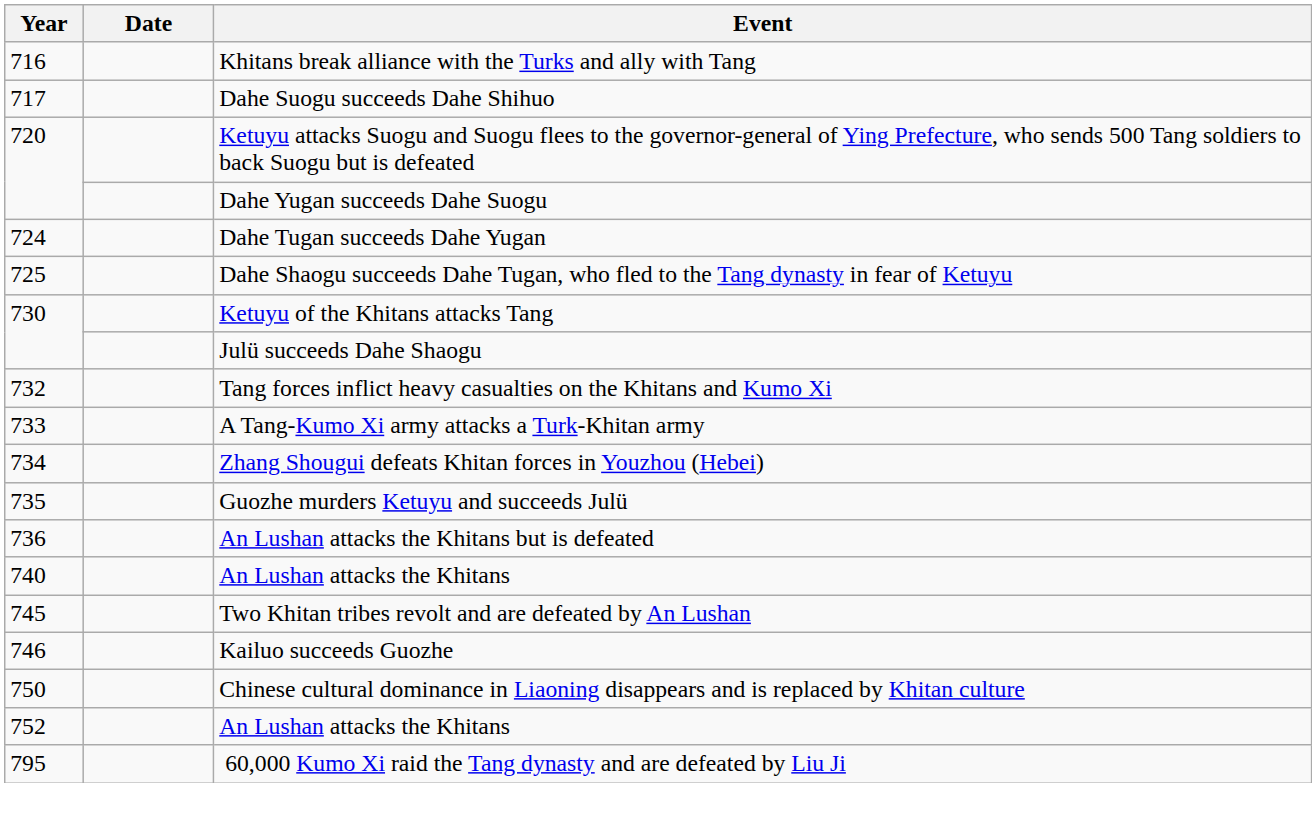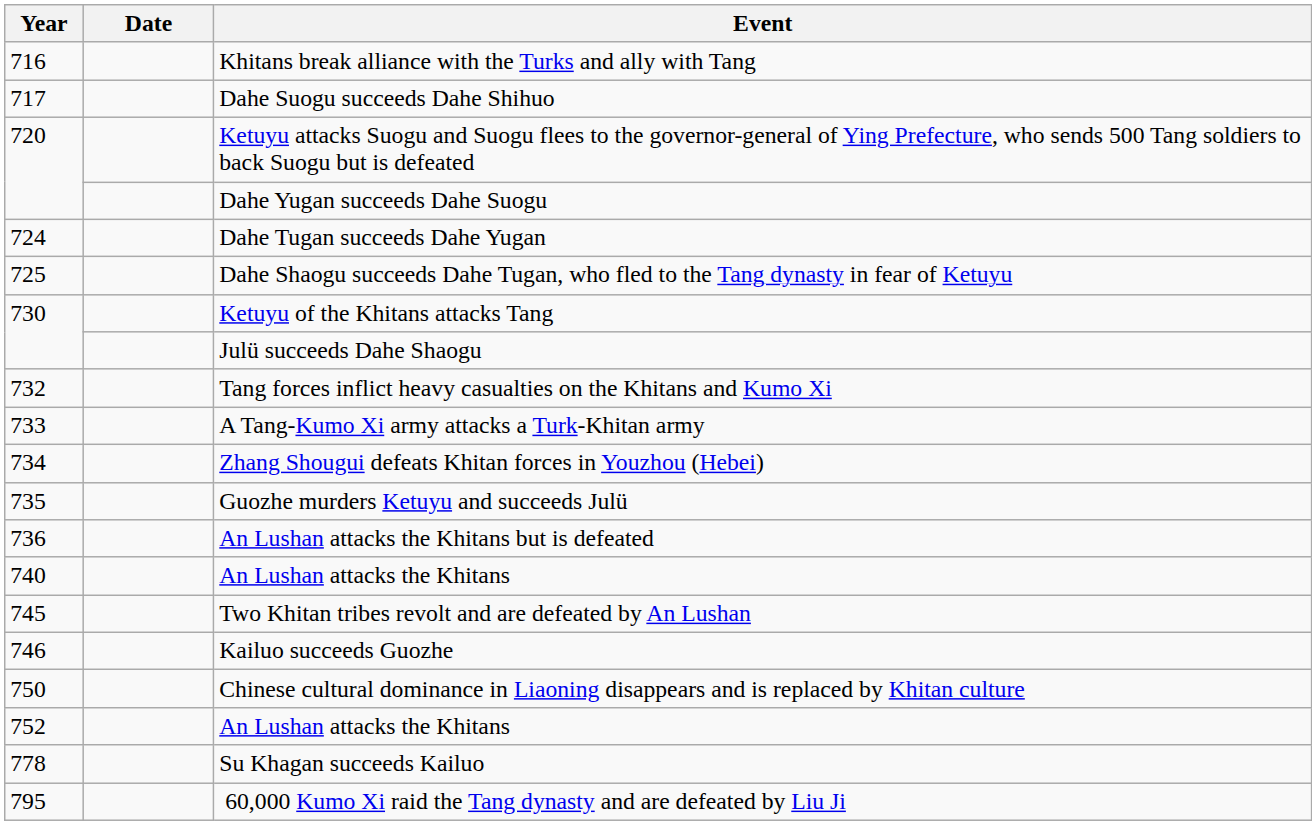+ row: (28, 763)
